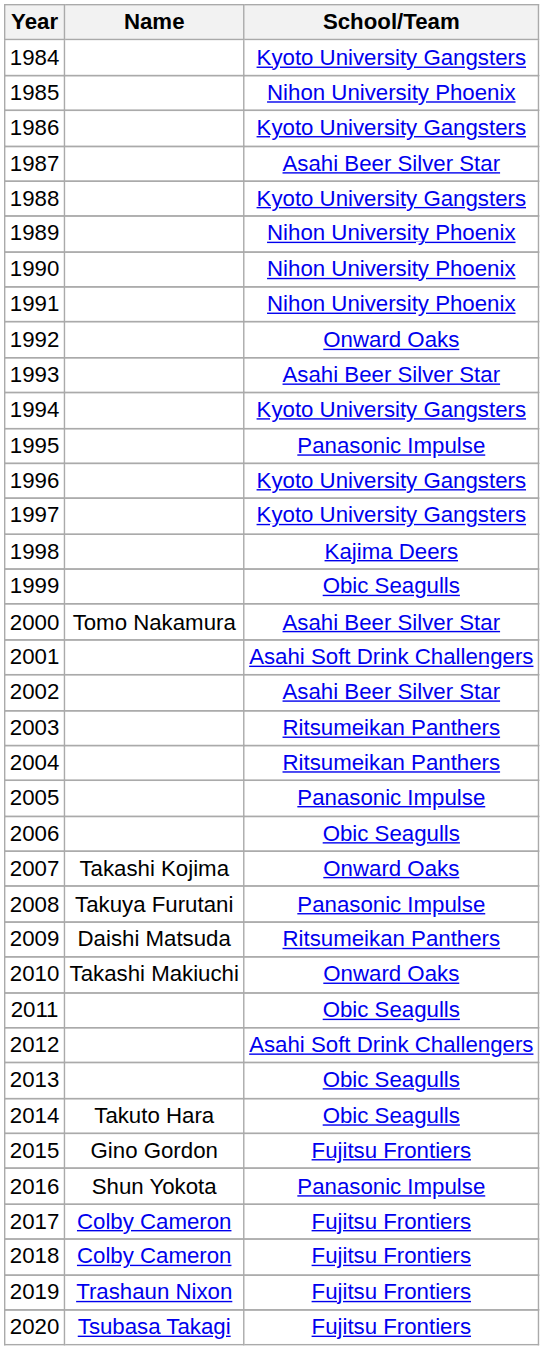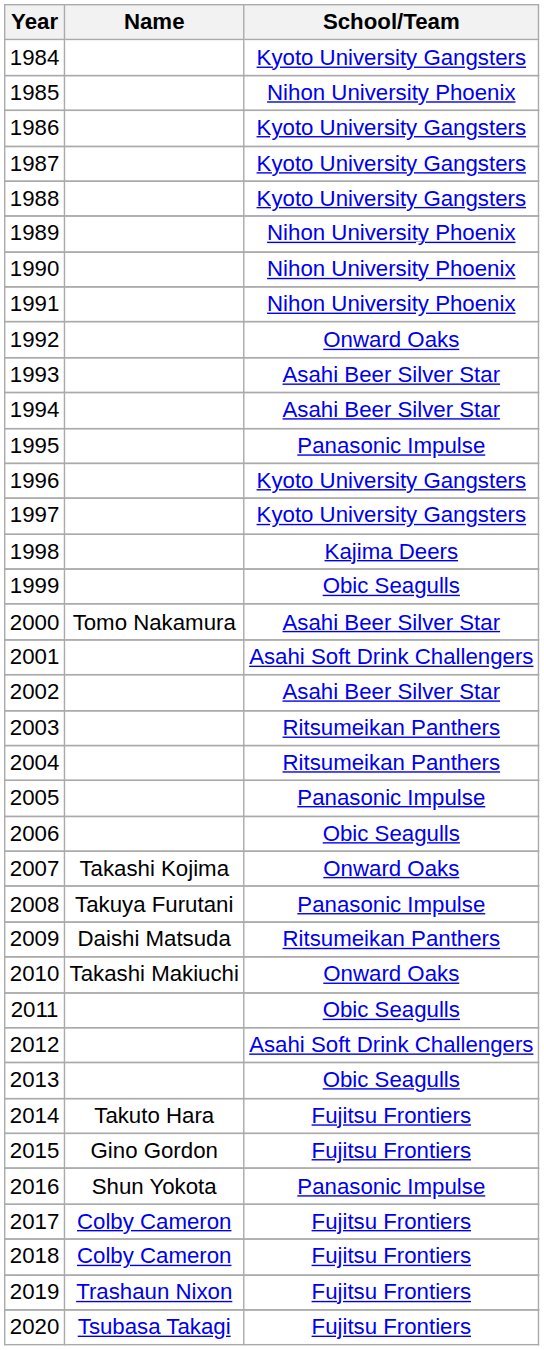(391, 163) Asahi Beer Silver Star -> (391, 163) Kyoto University Gangsters
(391, 410) Kyoto University Gangsters -> (391, 410) Asahi Beer Silver Star
(391, 1115) Obic Seagulls -> (391, 1115) Fujitsu Frontiers
